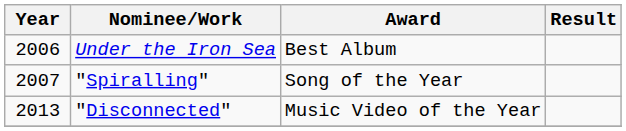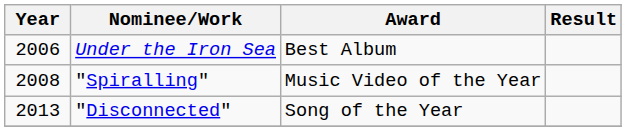(38, 80) 2007 -> (38, 80) 2008
(374, 80) Song of the Year -> (413, 80) Music Video of the Year
(413, 111) Music Video of the Year -> (374, 111) Song of the Year
